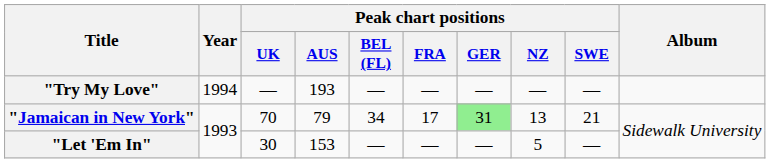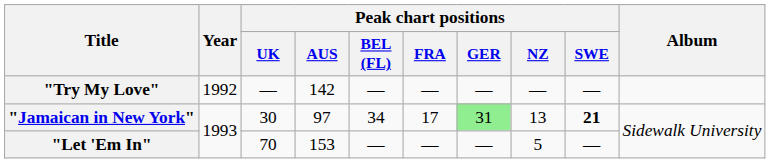(220, 89) 1994 -> (220, 89) 1992
(322, 89) 193 -> (322, 89) 142
(268, 117) 70 -> (268, 117) 30
(322, 117) 79 -> (322, 117) 97
(592, 117) normal -> (592, 117) bold
(268, 144) 30 -> (268, 144) 70
